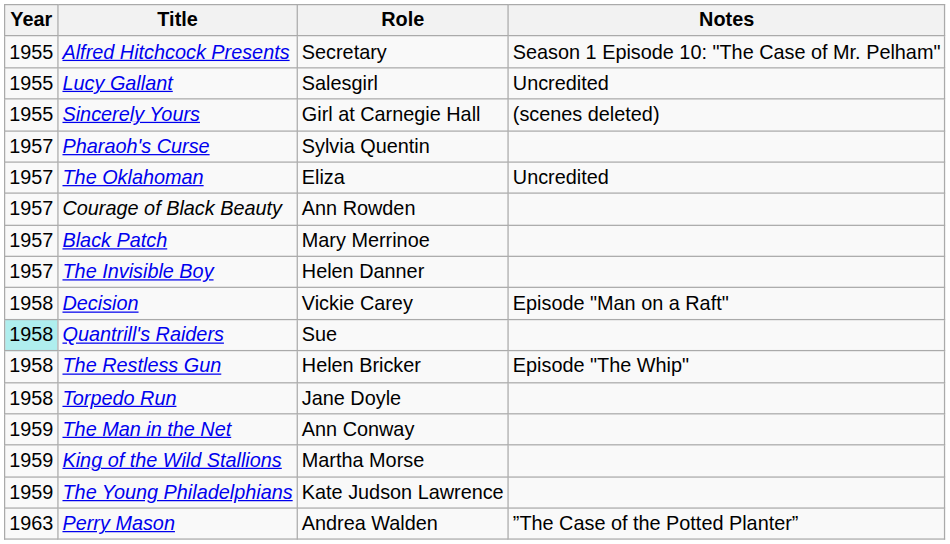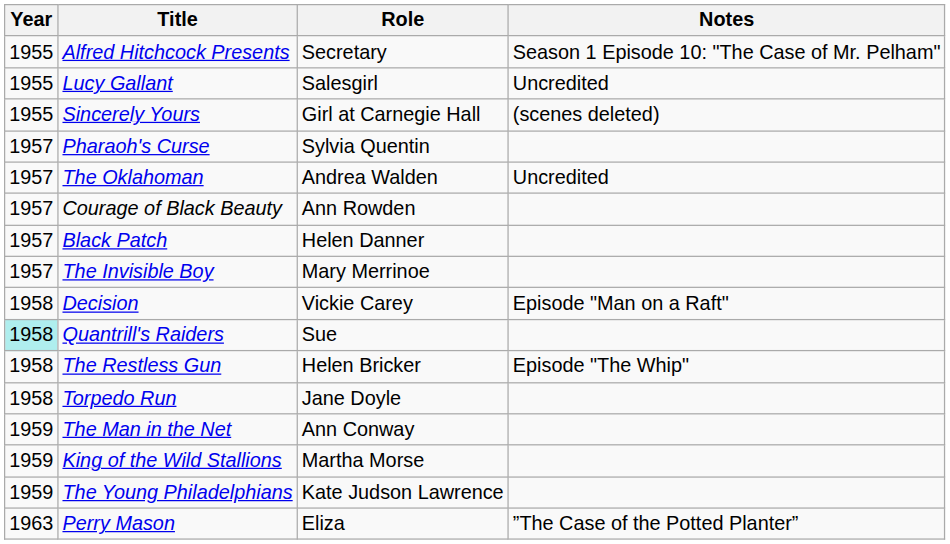(323, 177) Eliza -> (370, 177) Andrea Walden
(366, 240) Mary Merrinoe -> (363, 240) Helen Danner
(363, 271) Helen Danner -> (366, 271) Mary Merrinoe
(370, 523) Andrea Walden -> (323, 523) Eliza
